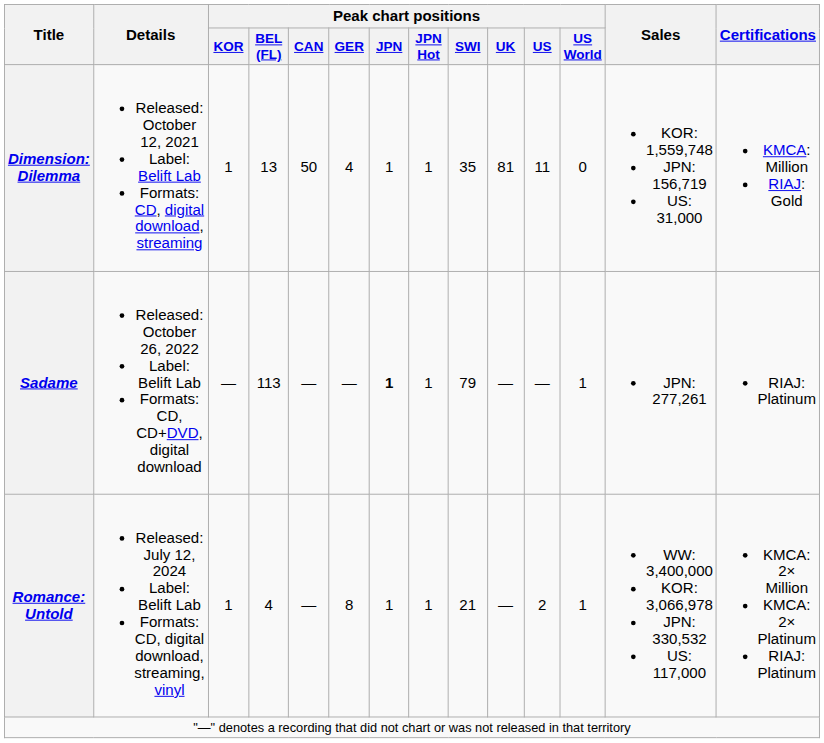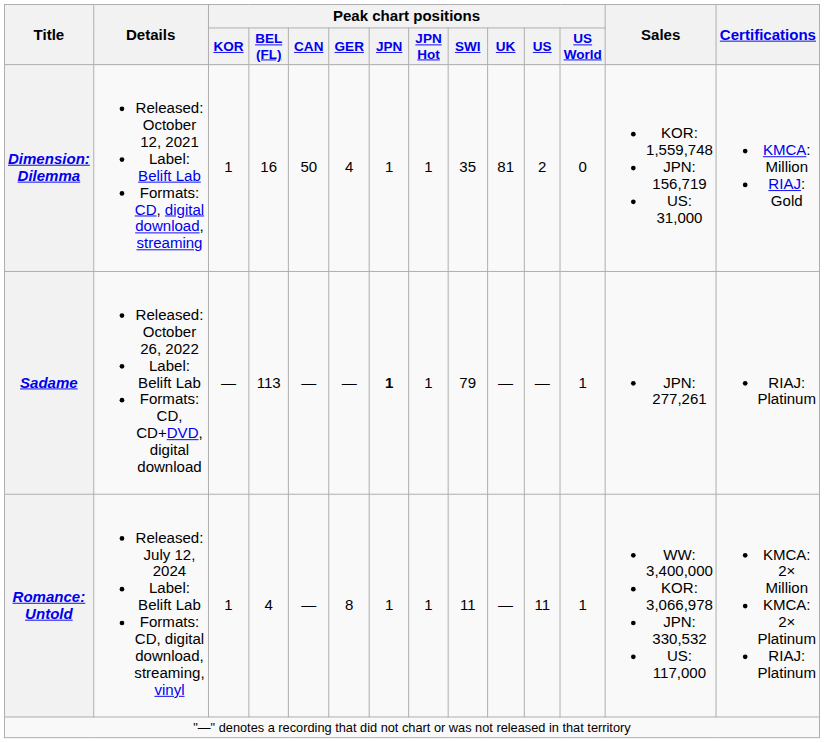(269, 167) 13 -> (269, 167) 16
(542, 167) 11 -> (542, 167) 2
(468, 605) 21 -> (468, 605) 11
(542, 605) 2 -> (542, 605) 11
